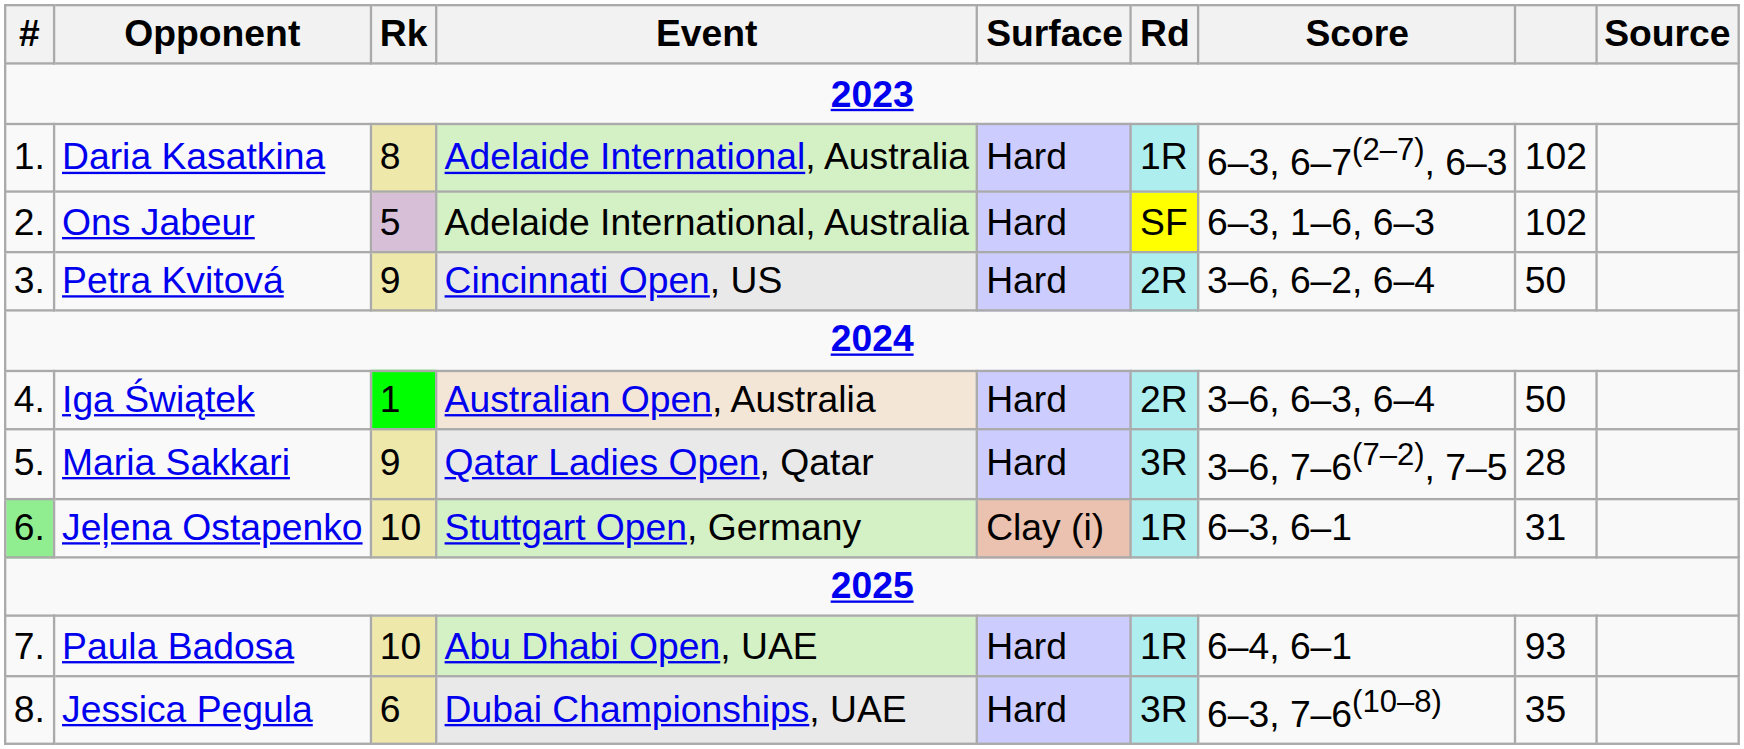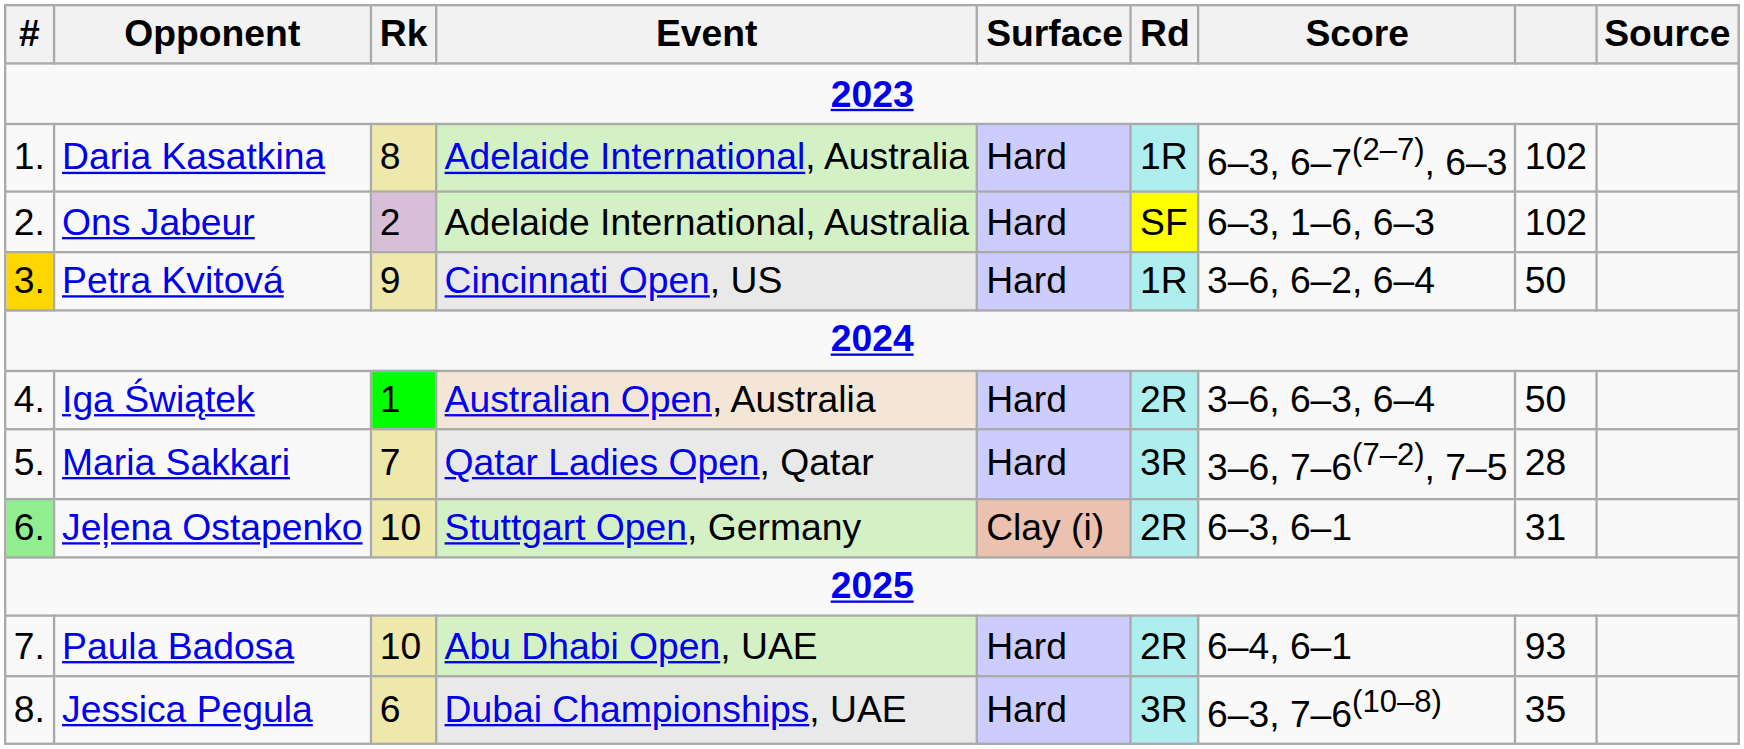(390, 221) 5 -> (390, 221) 2
(29, 280) no background -> (29, 280) gold background
(1164, 280) 2R -> (1164, 280) 1R
(390, 463) 9 -> (390, 463) 7
(1164, 527) 1R -> (1164, 527) 2R
(1164, 645) 1R -> (1164, 645) 2R
